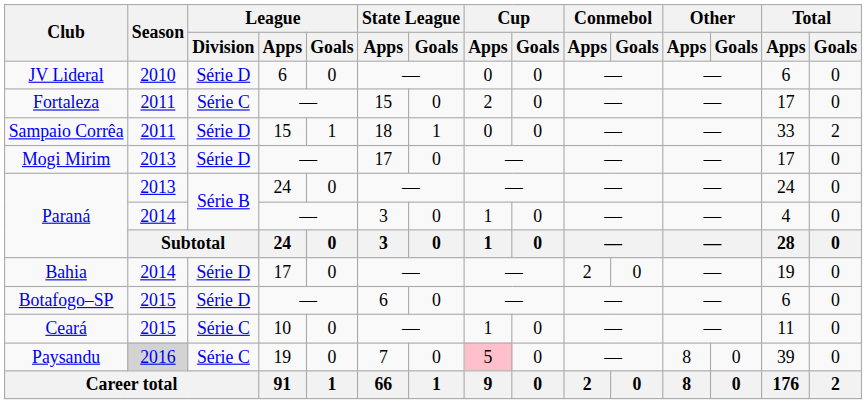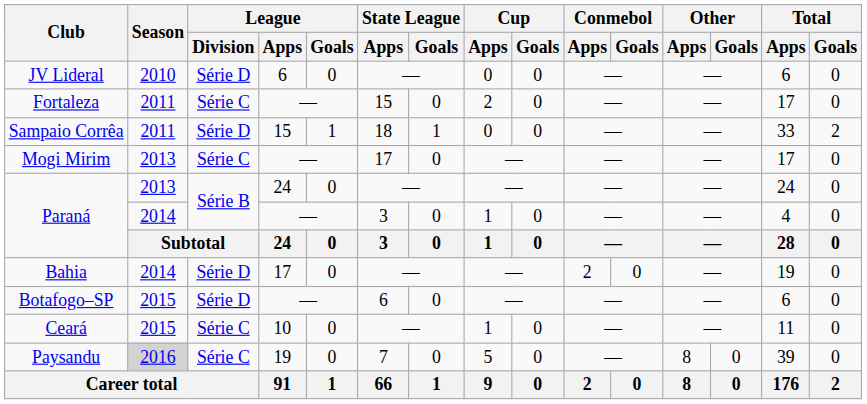(223, 159) Série D -> (223, 159) Série C
(488, 356) pink background -> (488, 356) no background
